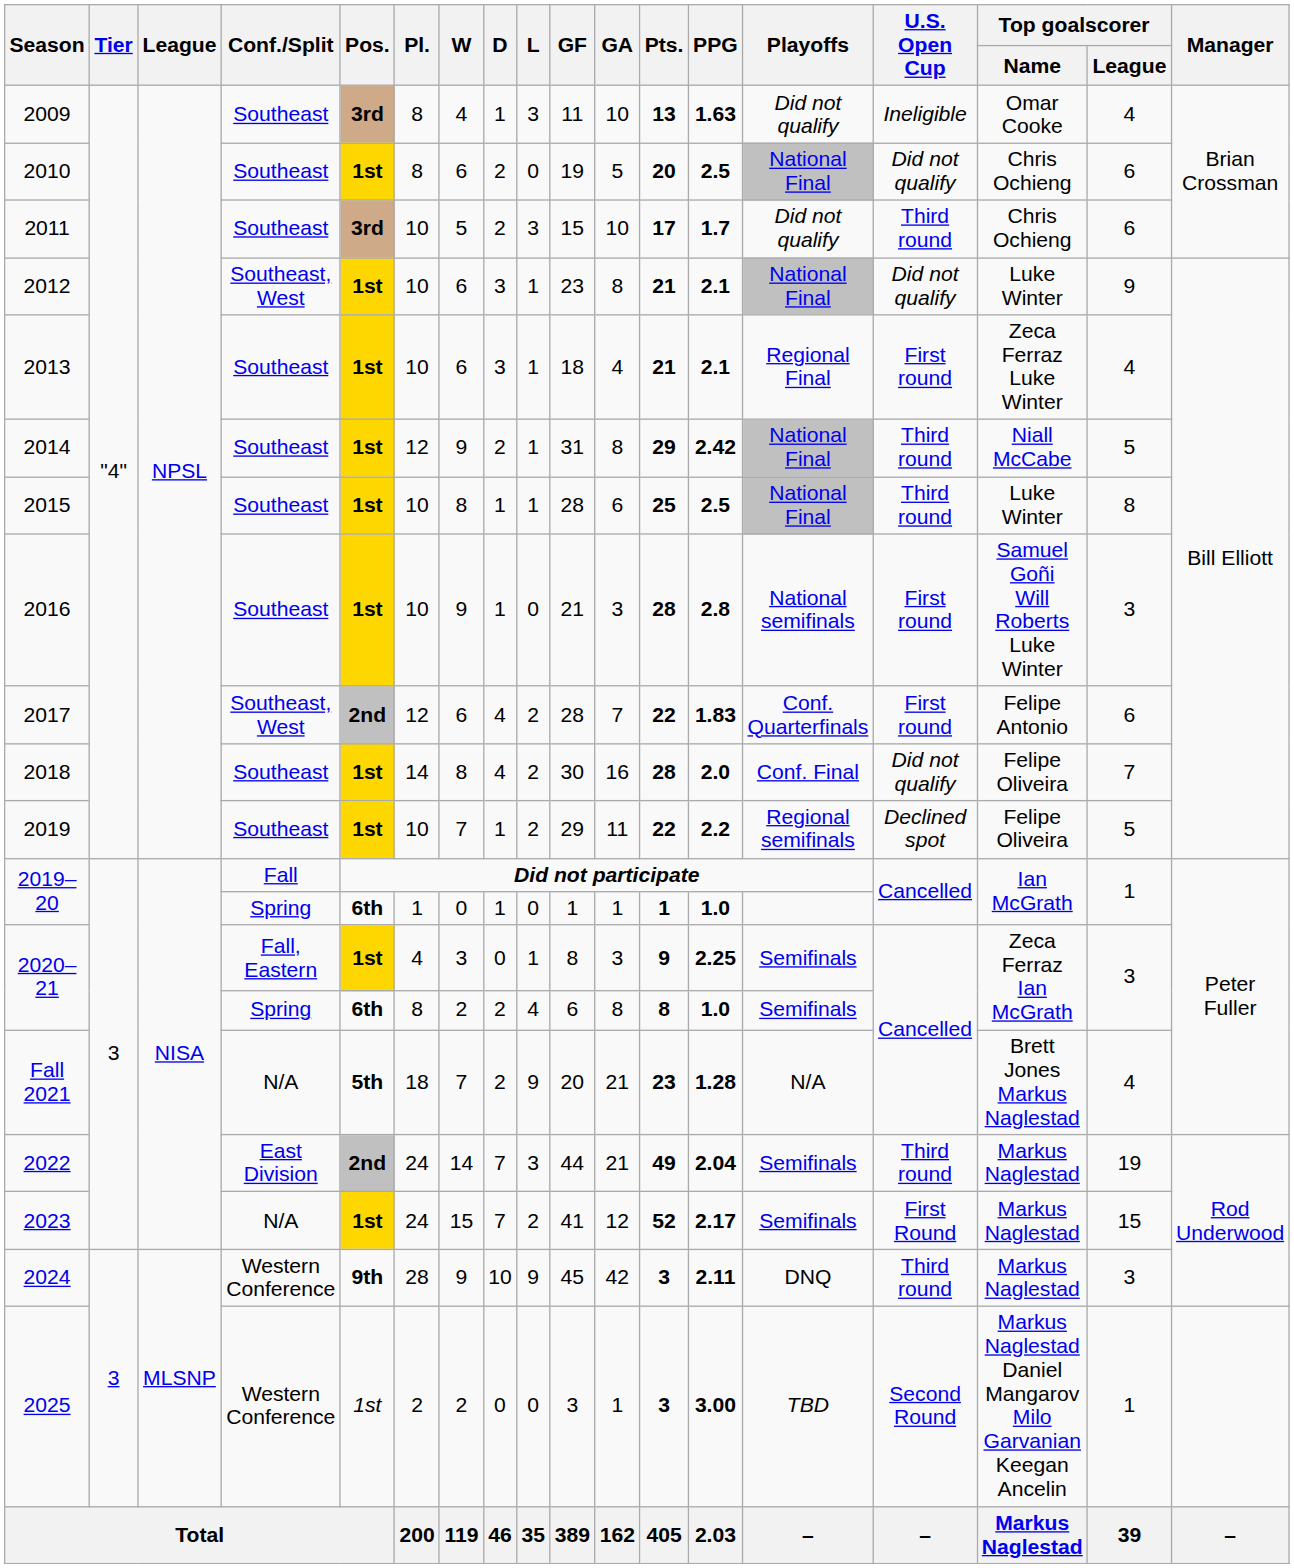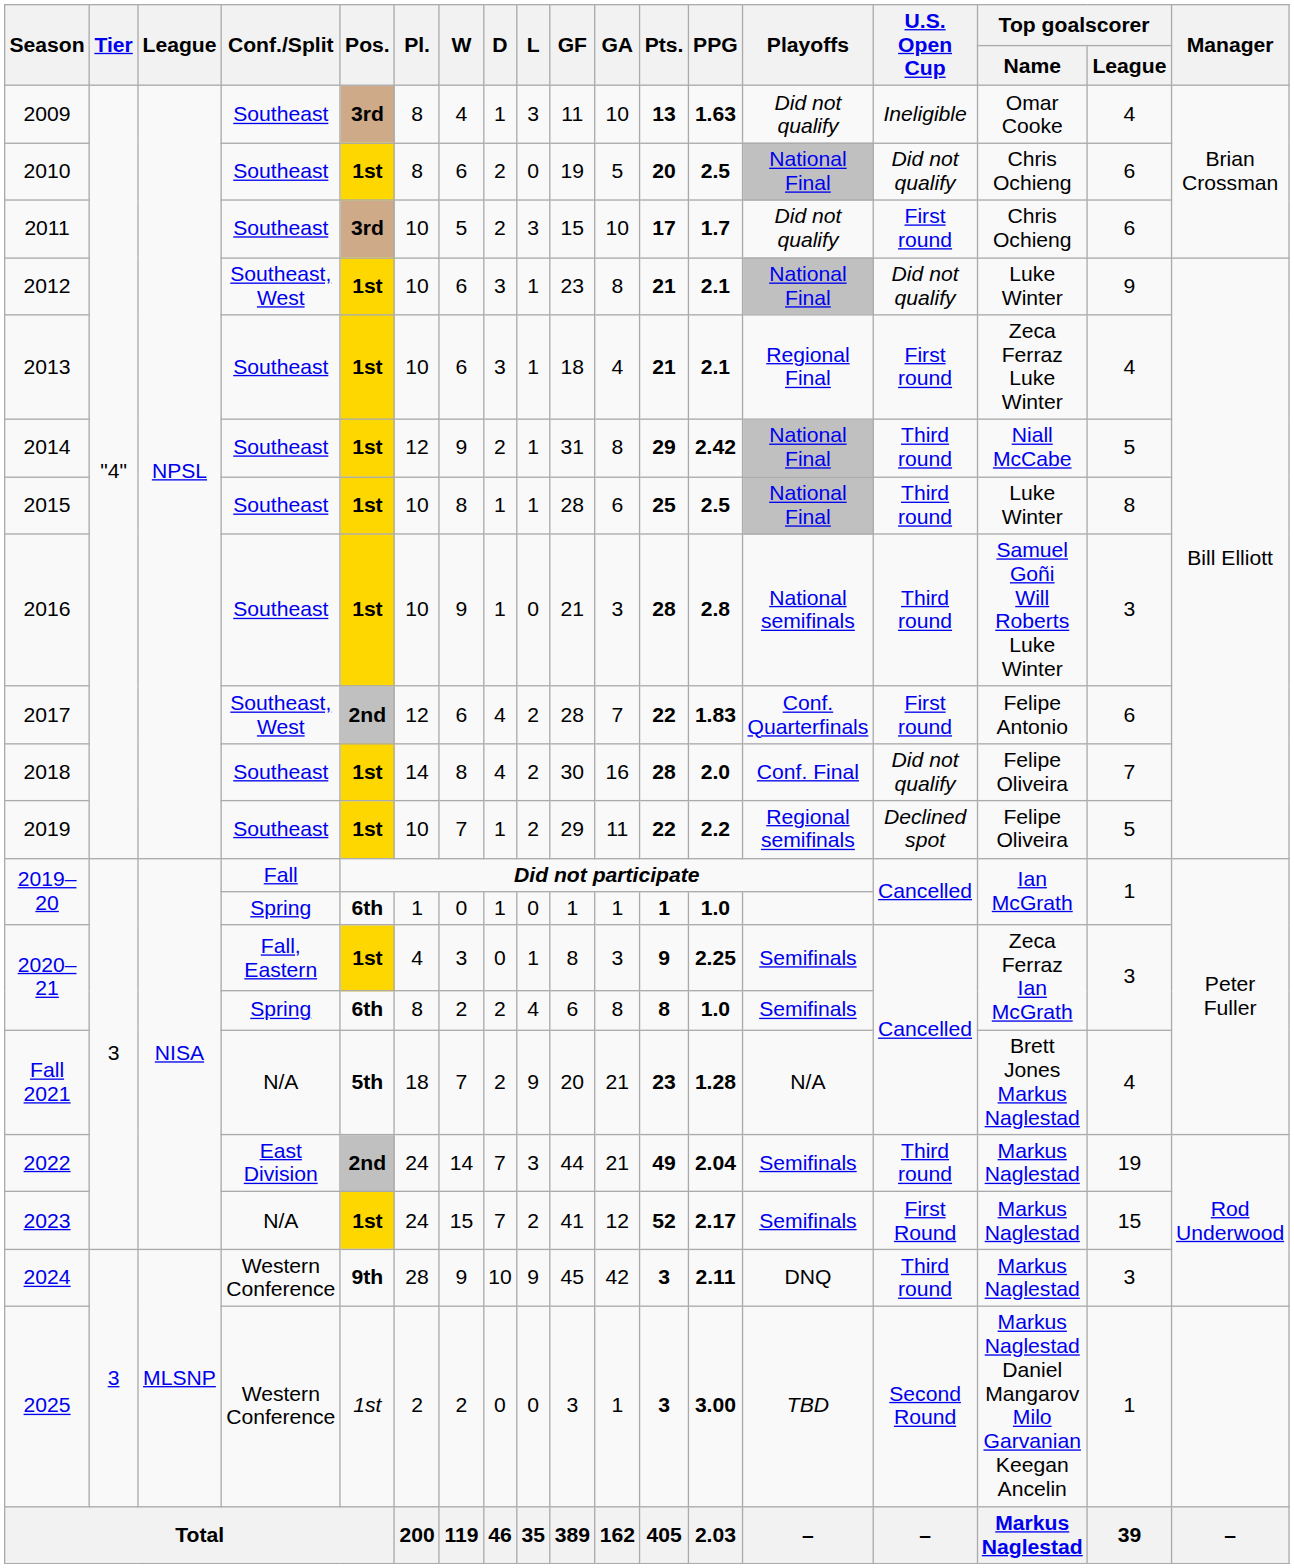(925, 228) Third round -> (925, 228) First round
(925, 609) First round -> (925, 609) Third round
